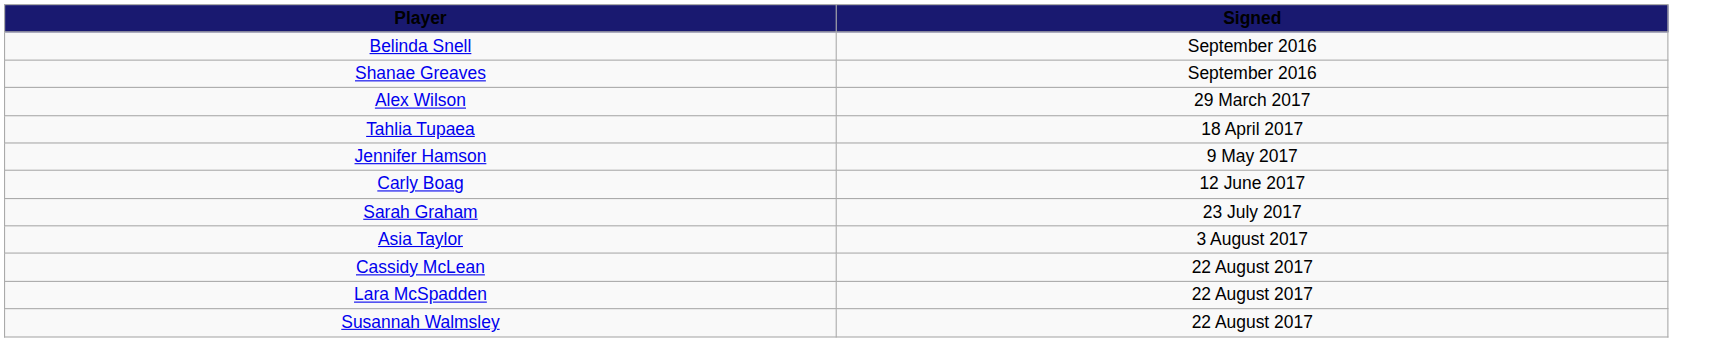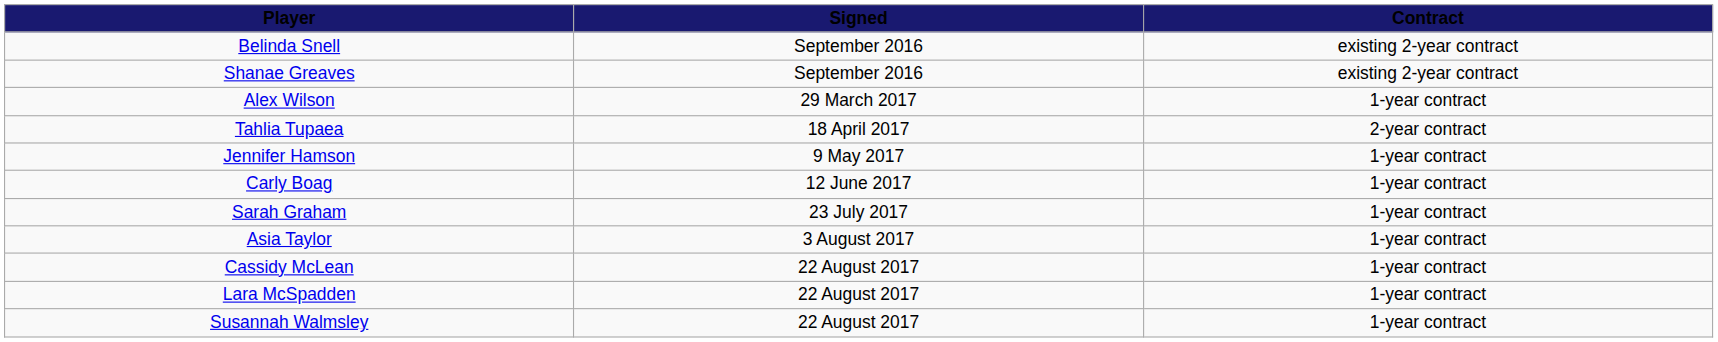+ column: (1428, 18)
